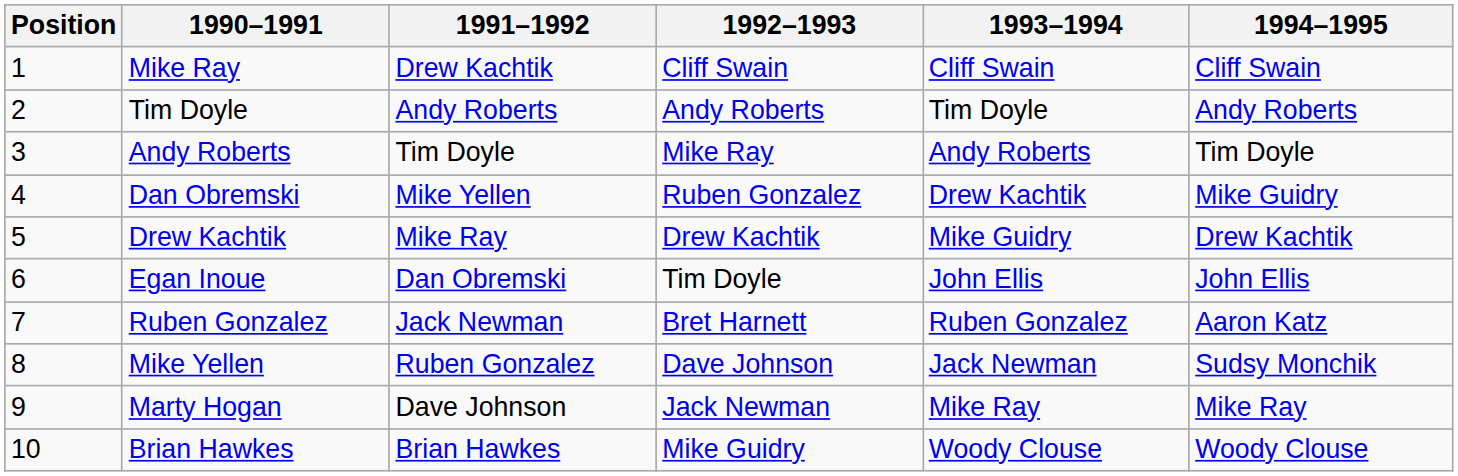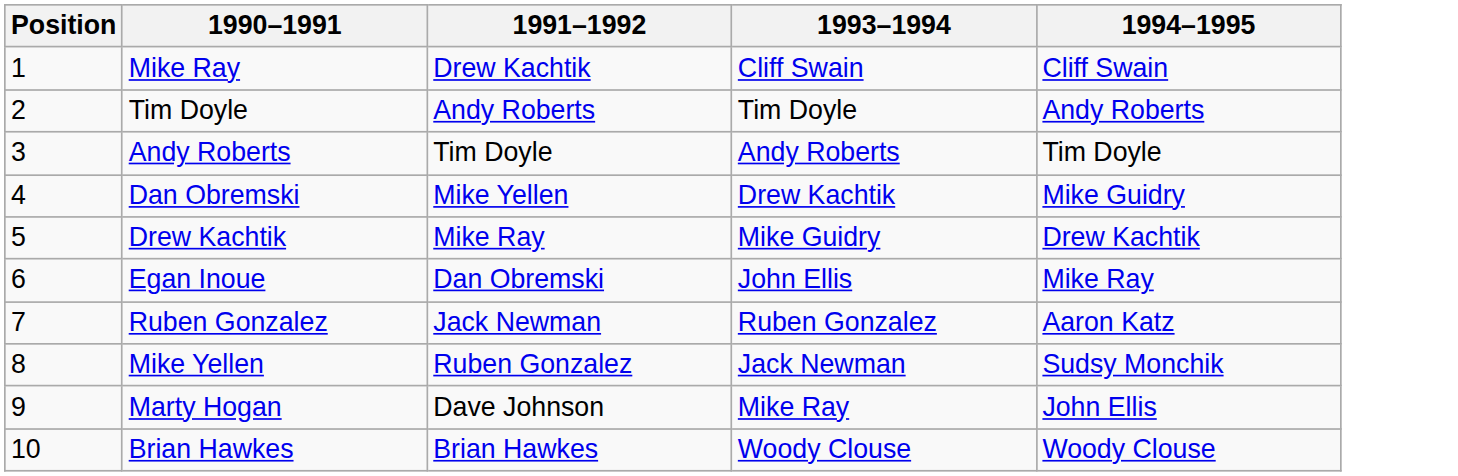- column: (789, 25)
(1252, 279) John Ellis -> (1098, 279) Mike Ray
(1251, 407) Mike Ray -> (1100, 407) John Ellis
